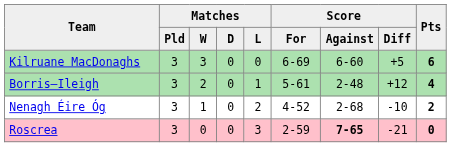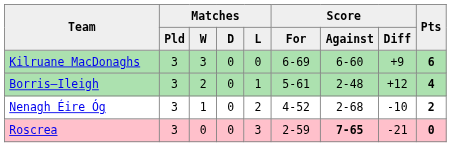(397, 62) +5 -> (397, 62) +9
